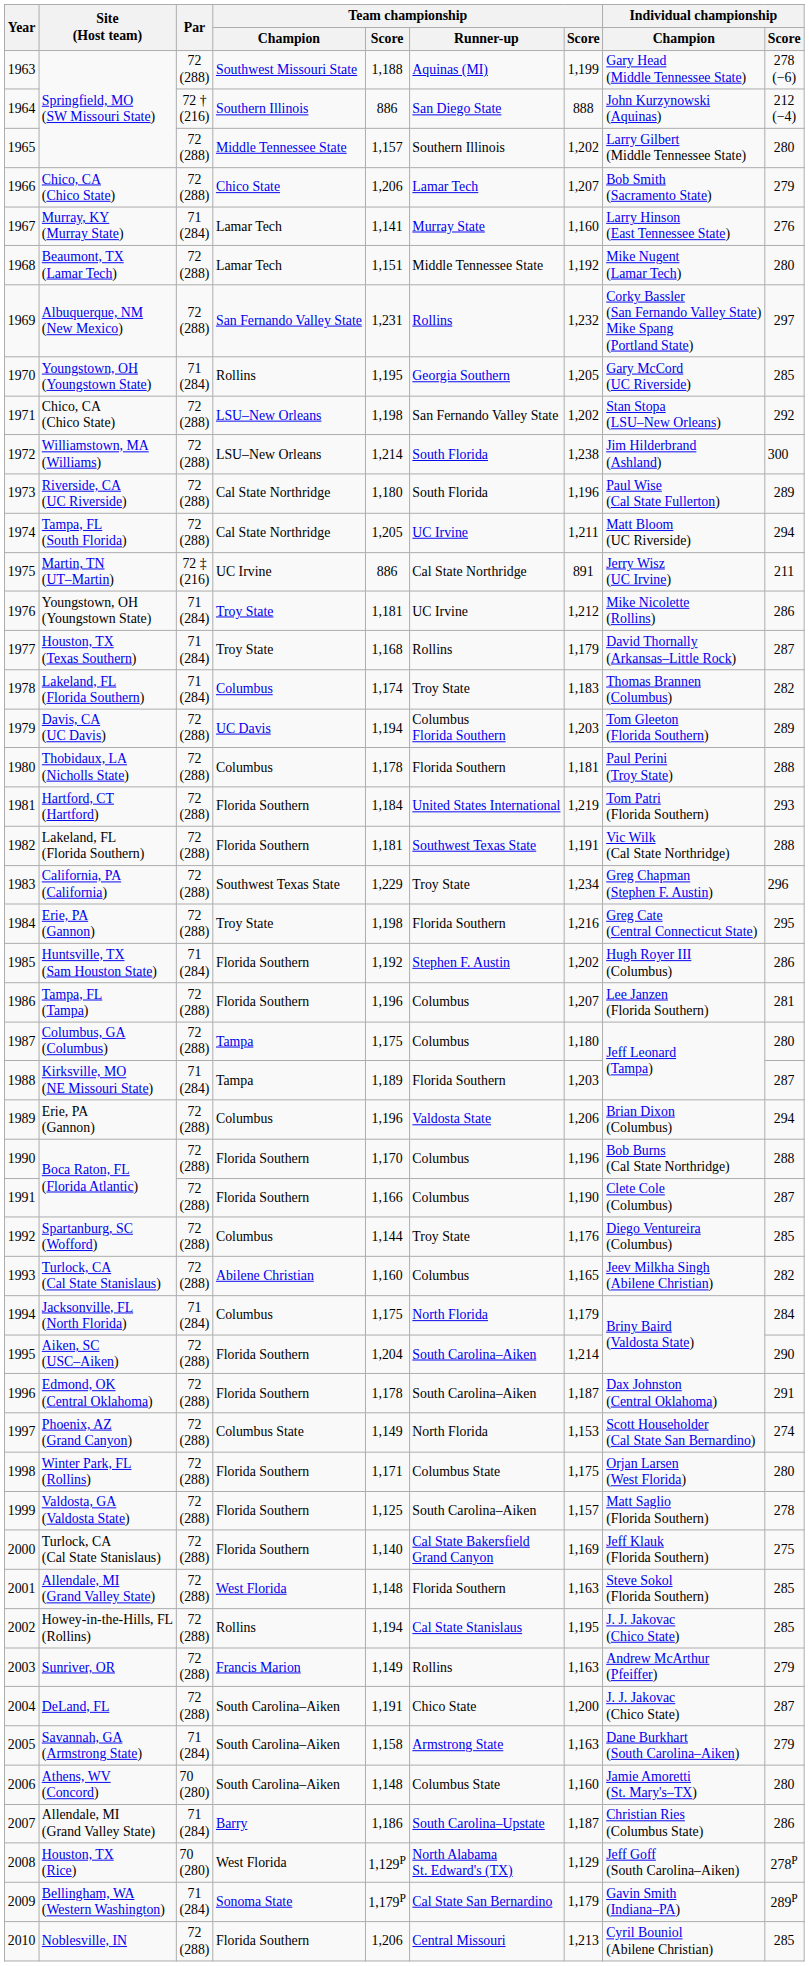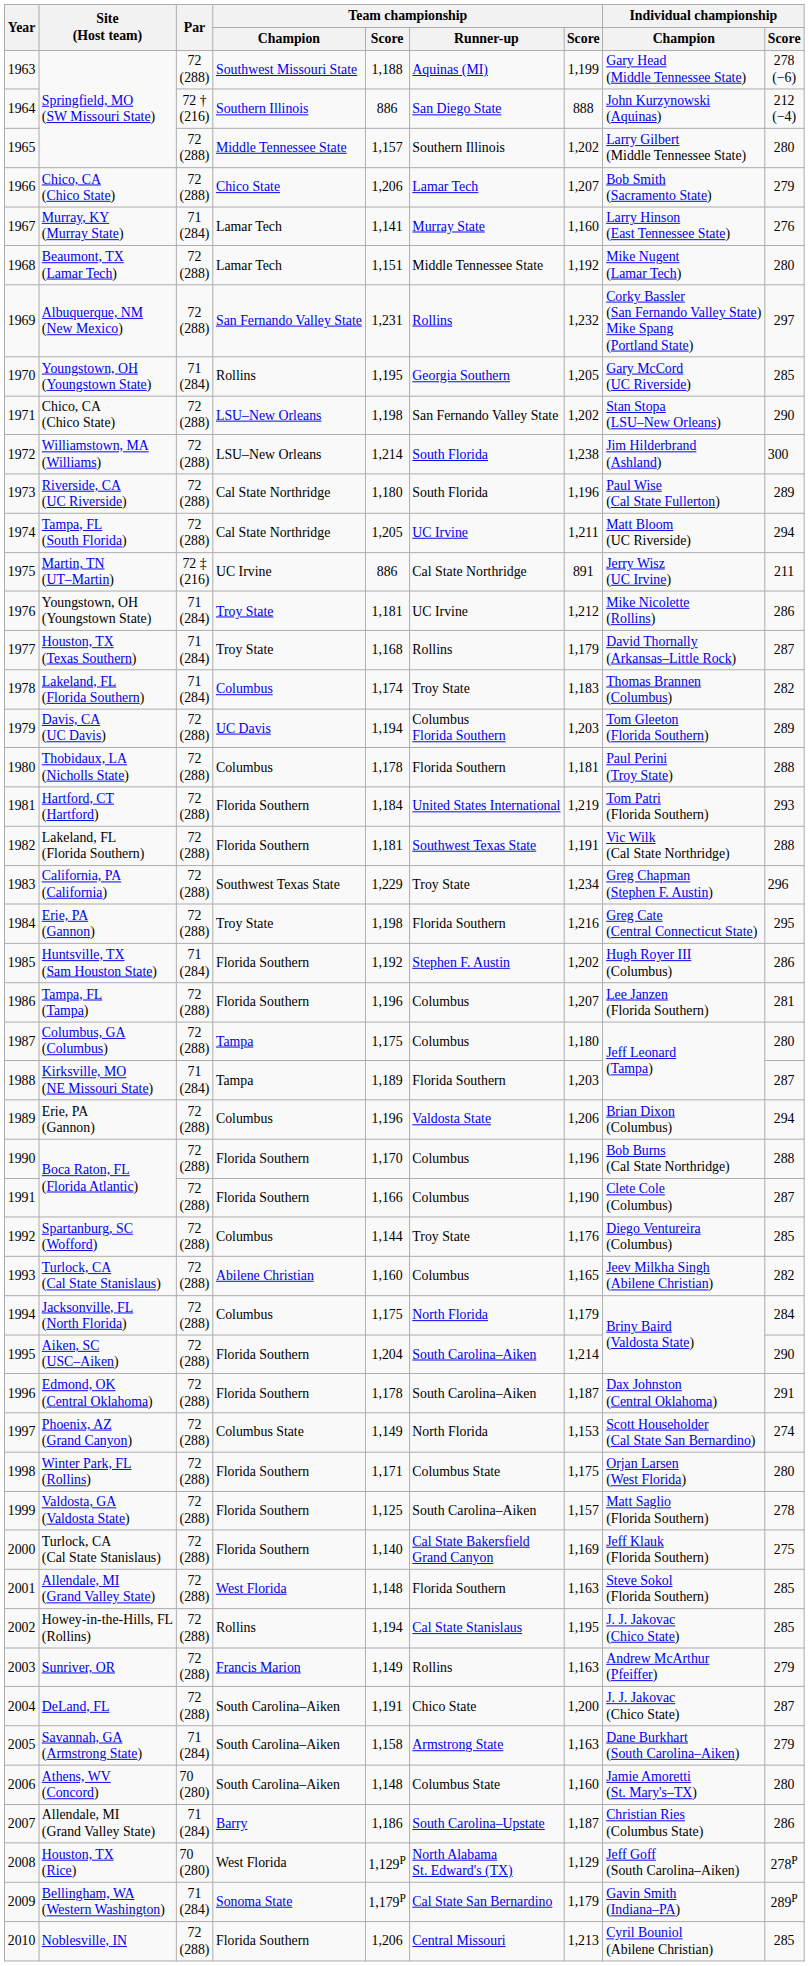(784, 415) 292 -> (784, 415) 290
(195, 1315) 71 (284) -> (195, 1315) 72 (288)
